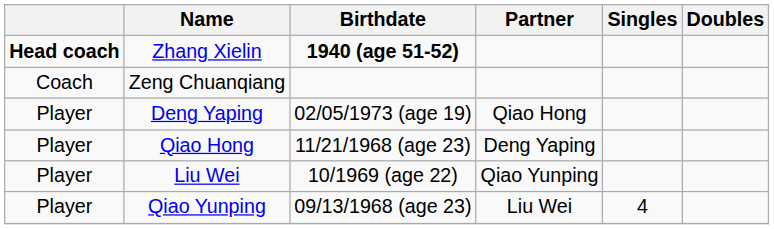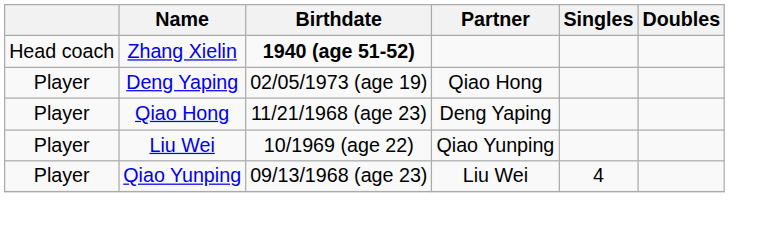(64, 51) bold -> (62, 51) normal
- row: (207, 82)
